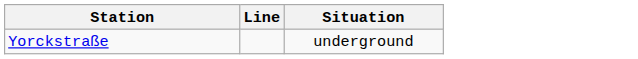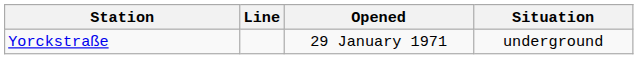+ column: (379, 17)
